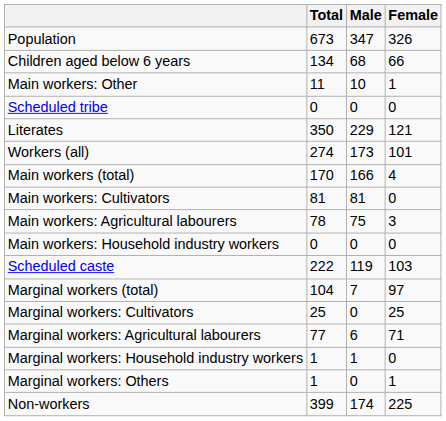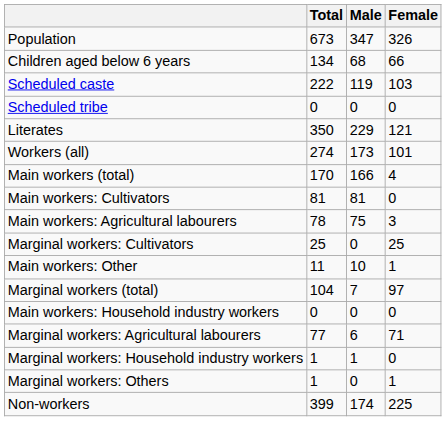rows swapped: (61, 267) <-> (73, 84)
rows swapped: (143, 244) <-> (101, 312)
